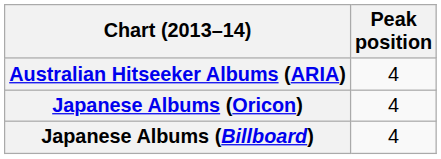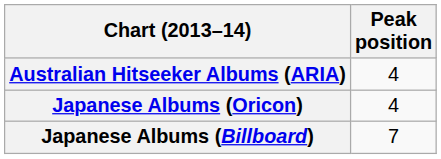(394, 136) 4 -> (394, 136) 7
